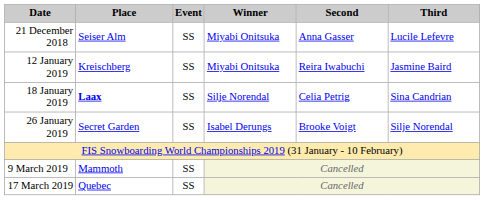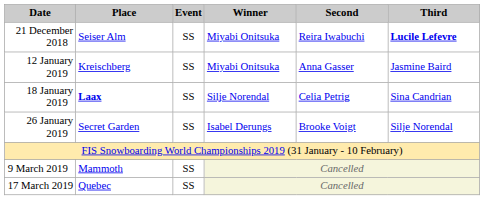(326, 36) Anna Gasser -> (332, 36) Reira Iwabuchi
(422, 36) normal -> (423, 36) bold
(332, 66) Reira Iwabuchi -> (326, 66) Anna Gasser
